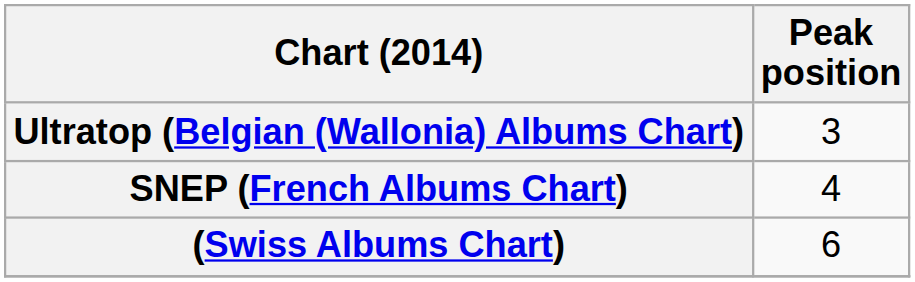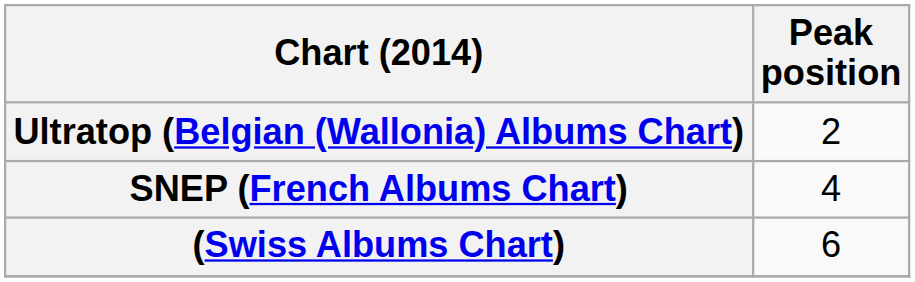(831, 131) 3 -> (831, 131) 2
